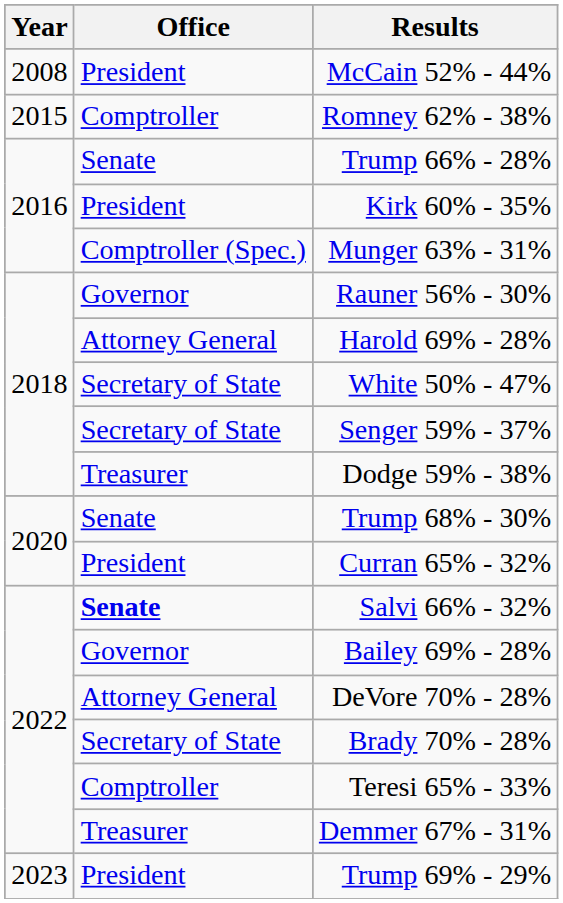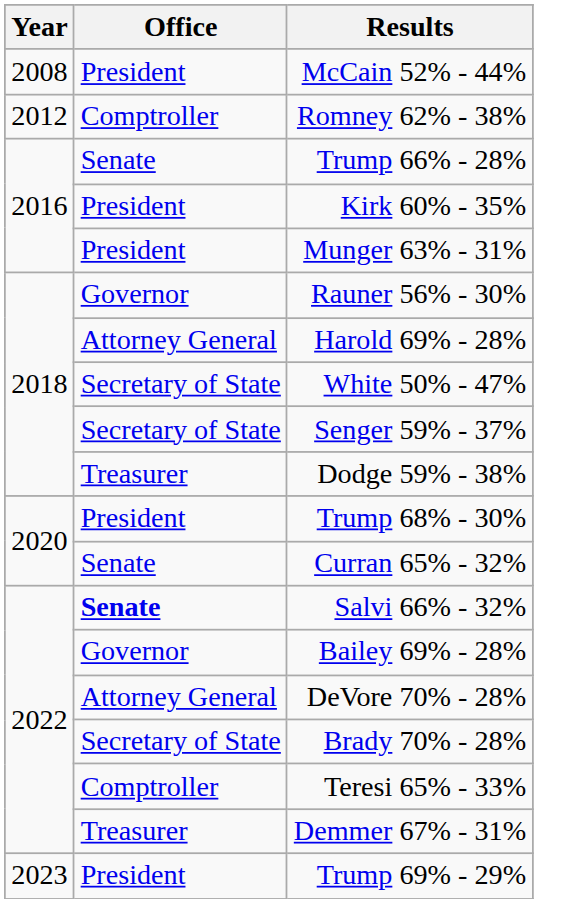(40, 116) 2015 -> (40, 116) 2012
(193, 250) Comptroller (Spec.) -> (133, 250) President
(118, 518) Senate -> (133, 518) President
(133, 562) President -> (118, 562) Senate
